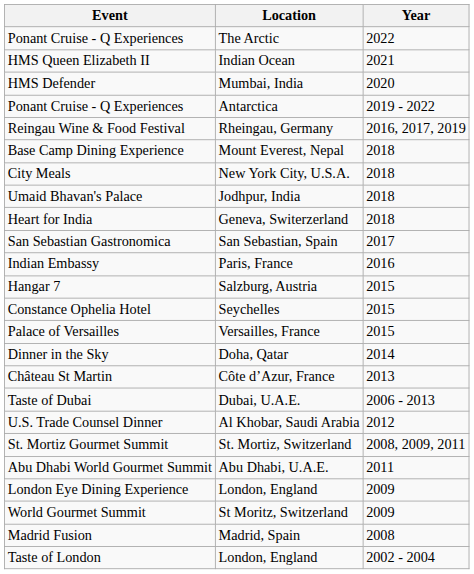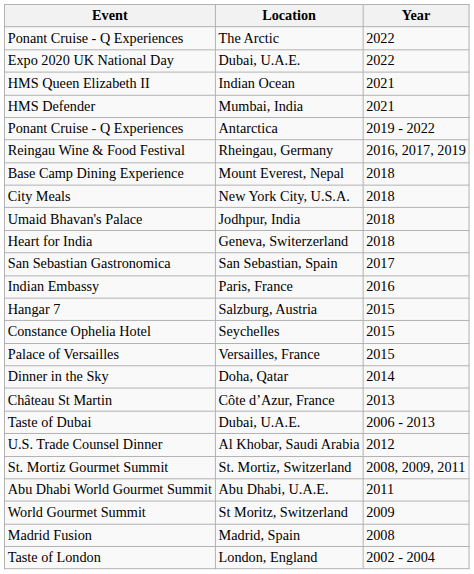+ row: (91, 60)
(380, 83) 2020 -> (380, 106) 2021
- row: (98, 490)
